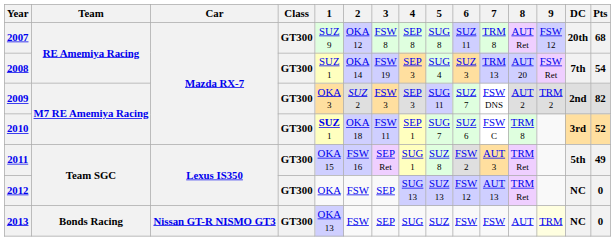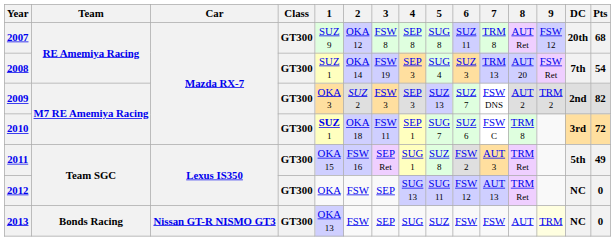(439, 99) SUG 11 -> (439, 99) SUZ 13
(600, 129) 52 -> (600, 129) 72
(439, 190) SUZ 13 -> (439, 190) SUG 11
